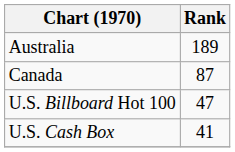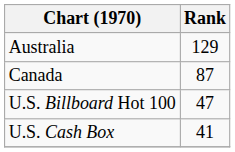(205, 47) 189 -> (205, 47) 129
